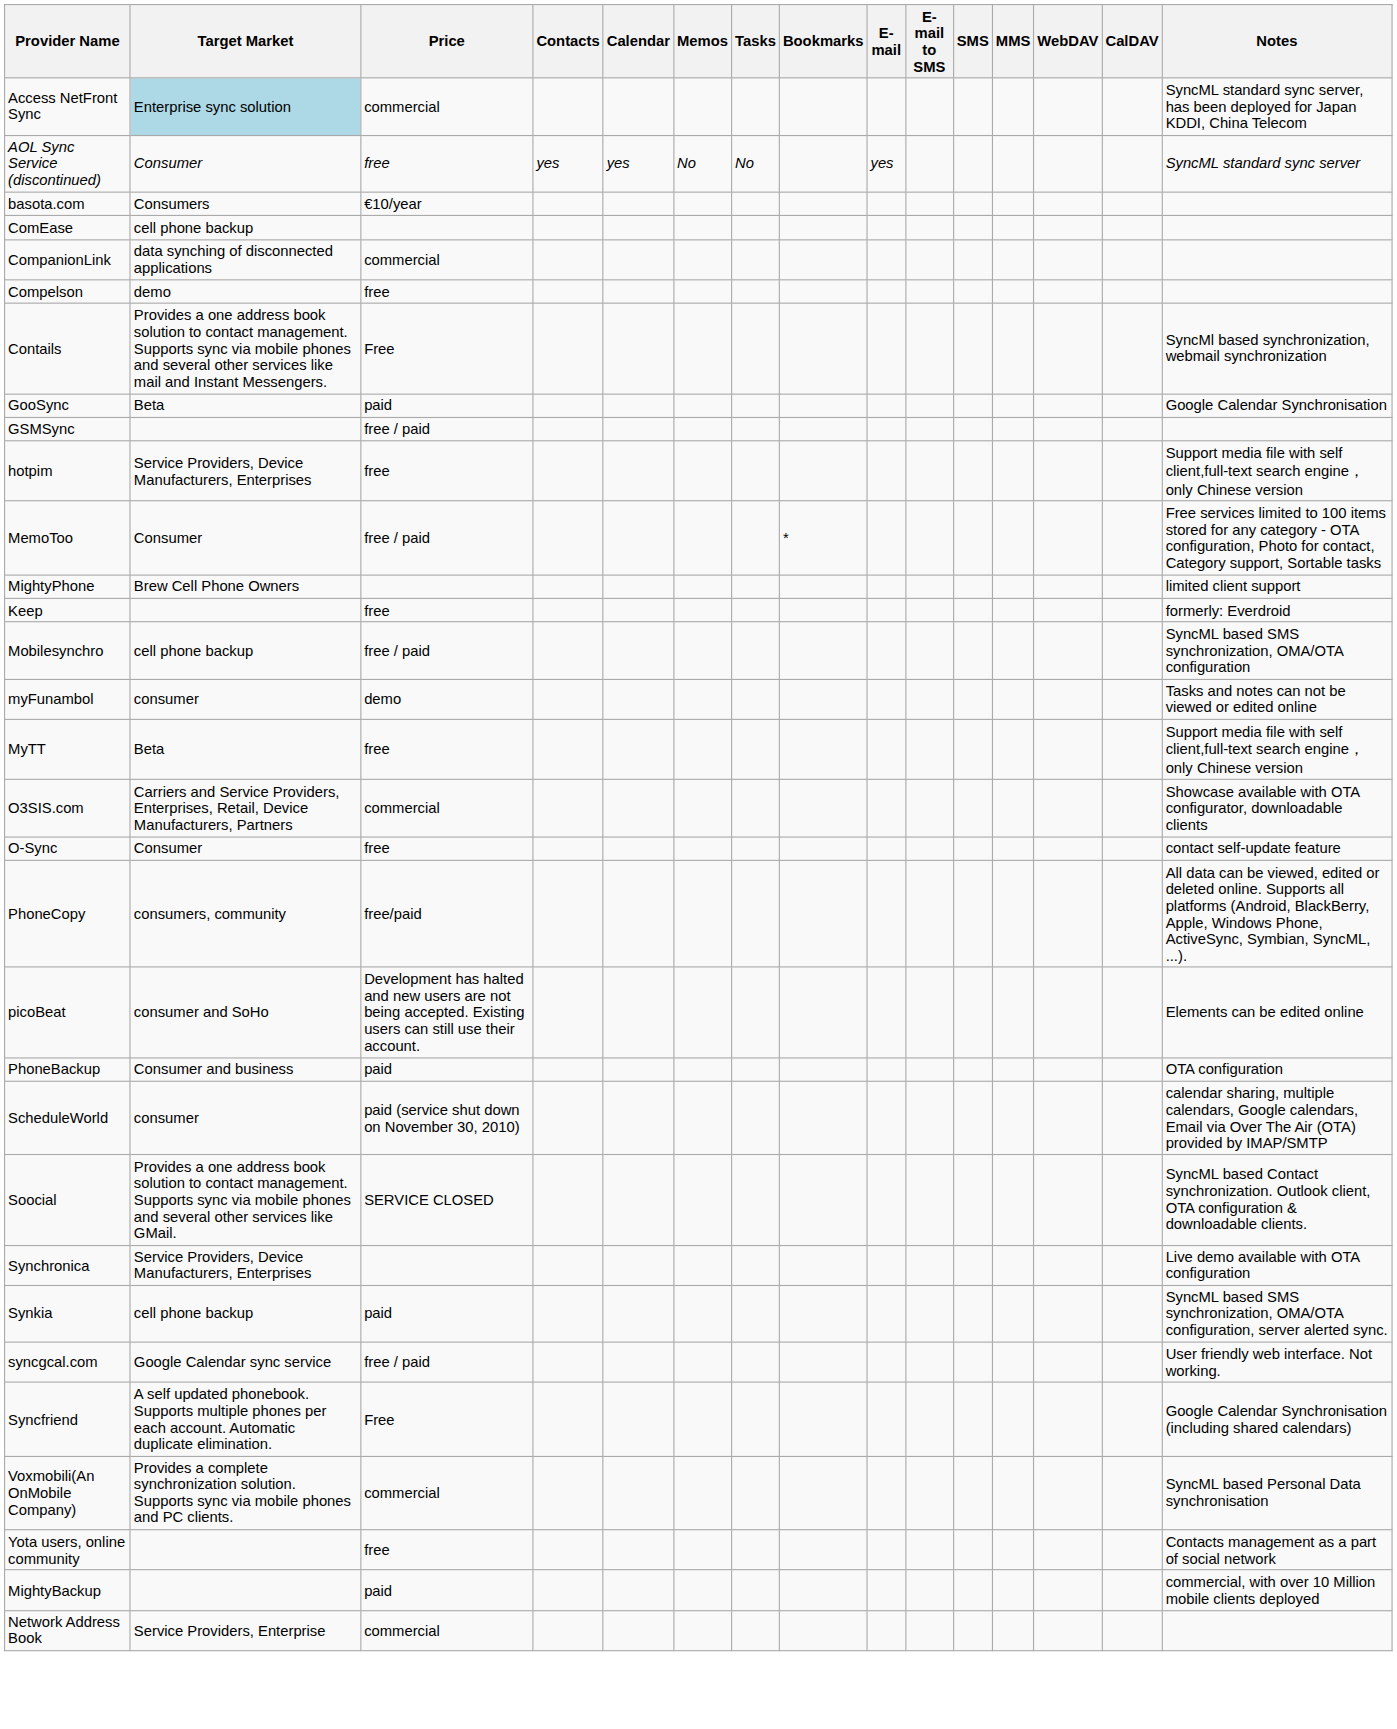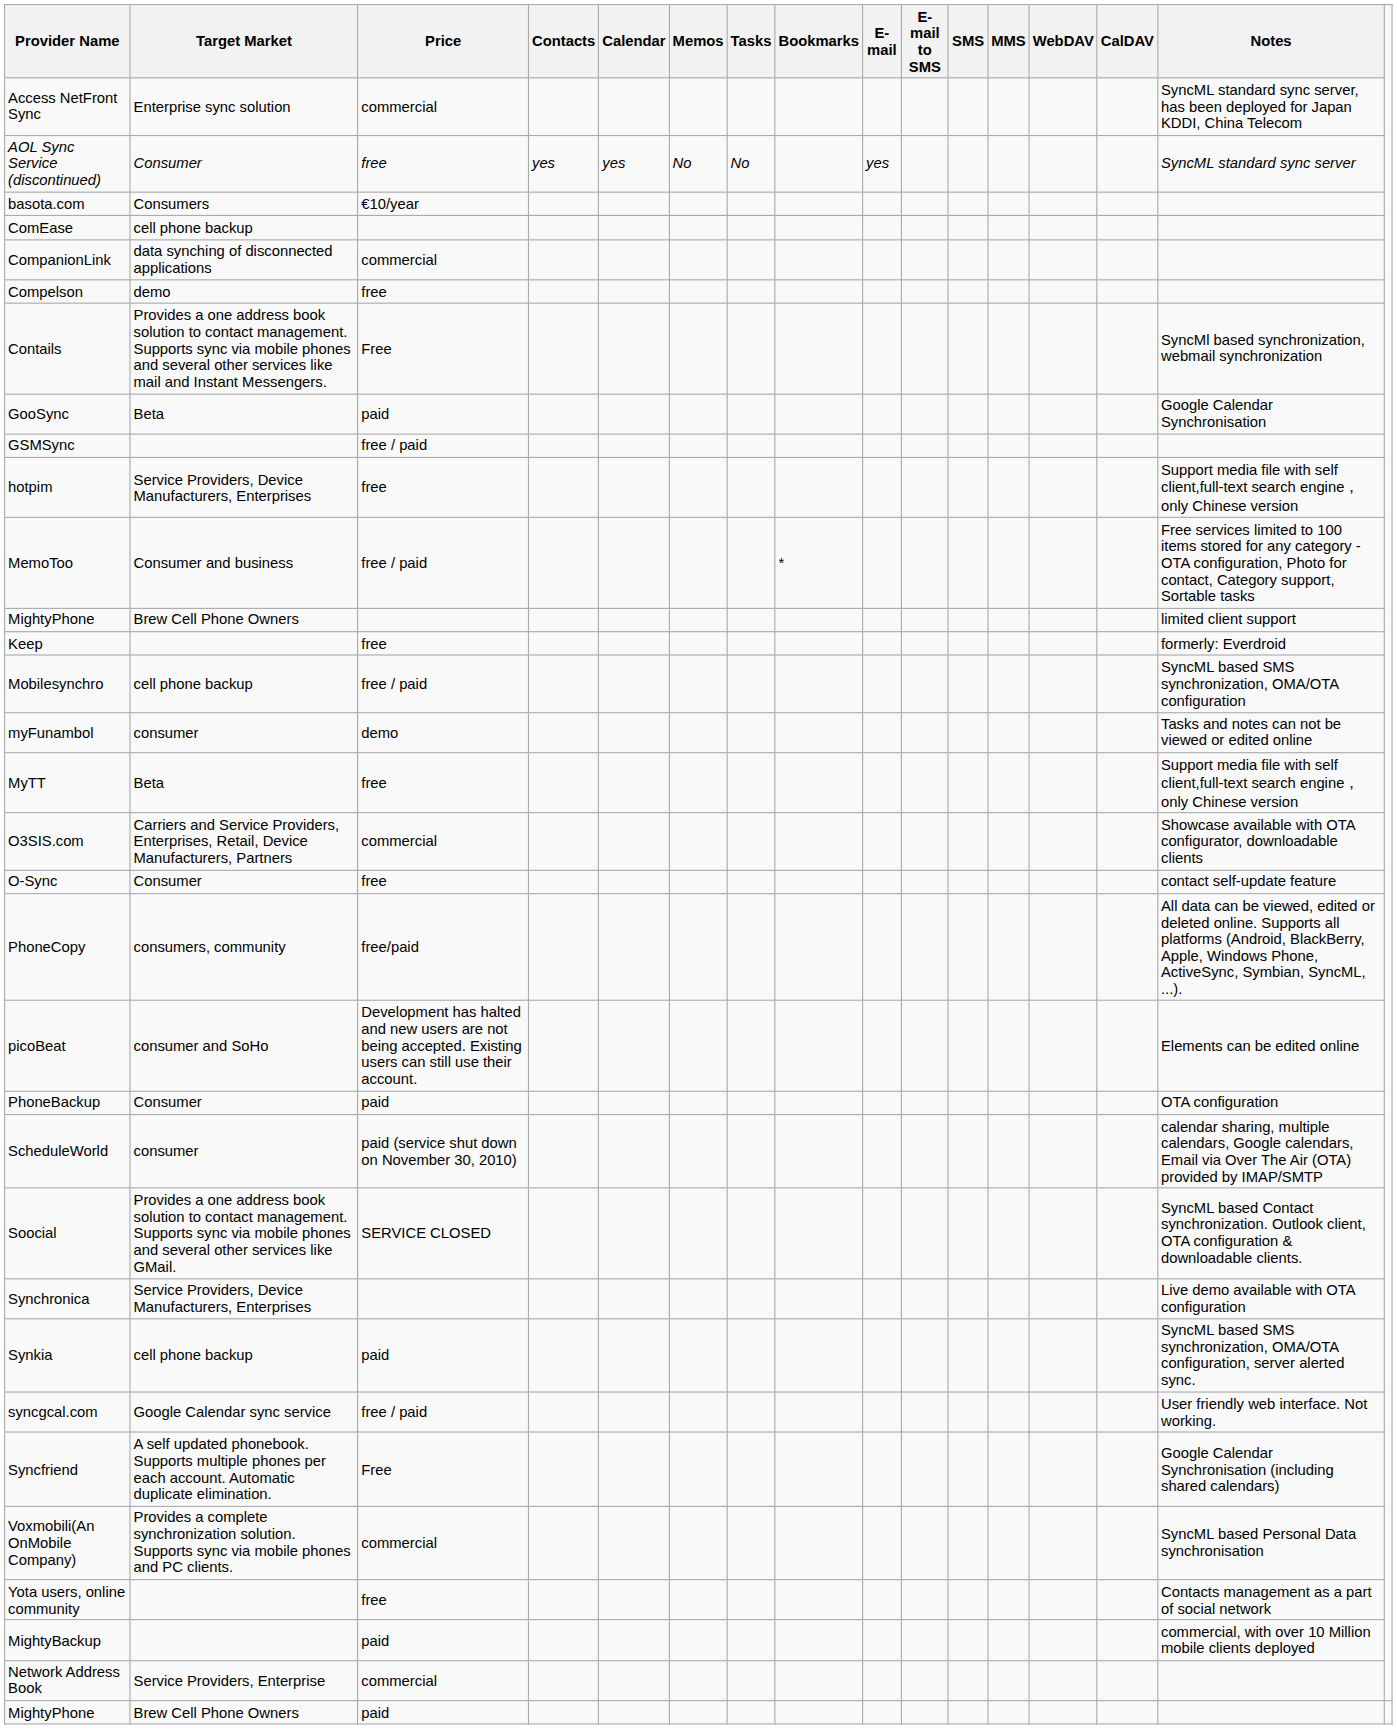(212, 107) lightblue background -> (212, 107) no background
(168, 538) Consumer -> (213, 563) Consumer and business
(214, 1070) Consumer and business -> (168, 1103) Consumer
+ row: (51, 1713)
